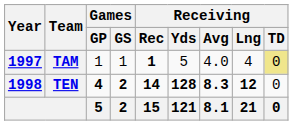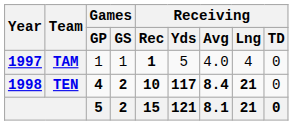(276, 62) khaki background -> (276, 62) no background
(151, 85) 14 -> (151, 85) 10
(184, 85) 128 -> (184, 85) 117
(216, 85) 8.3 -> (216, 85) 8.4
(248, 85) 12 -> (248, 85) 21
